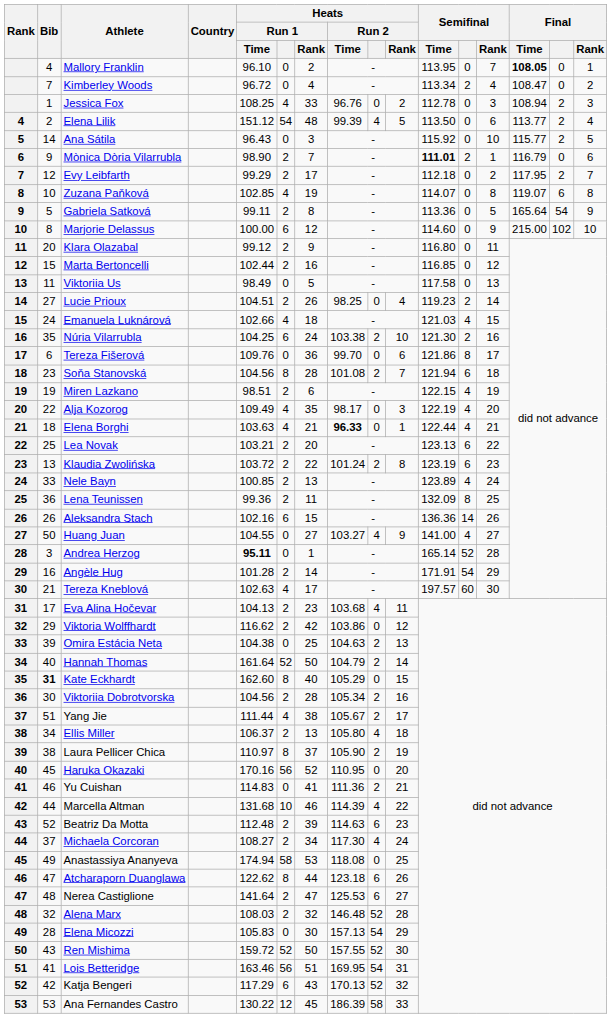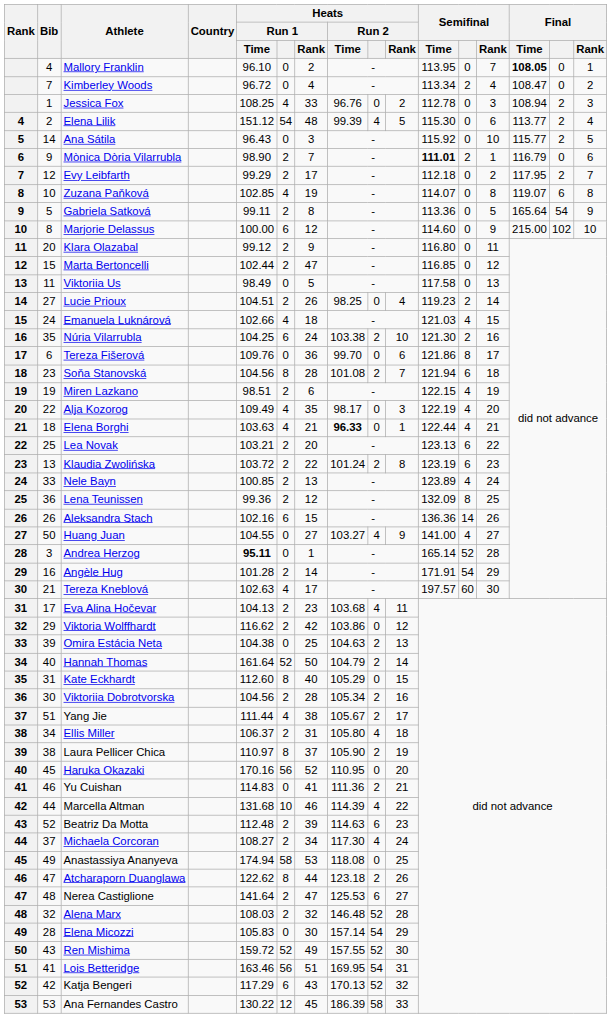(439, 121) 113.50 -> (439, 121) 115.30
(311, 265) 16 -> (311, 265) 47
(311, 499) 11 -> (311, 499) 12
(49, 680) bold -> (49, 680) normal
(257, 680) 162.60 -> (257, 680) 112.60
(311, 734) 13 -> (311, 734) 31
(377, 878) 6 -> (377, 878) 2
(348, 932) 157.13 -> (348, 932) 157.14
(311, 950) 50 -> (311, 950) 49
